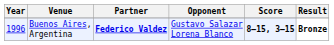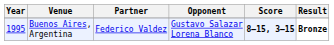(16, 29) 1996 -> (16, 29) 1995
(131, 29) bold -> (131, 29) normal
